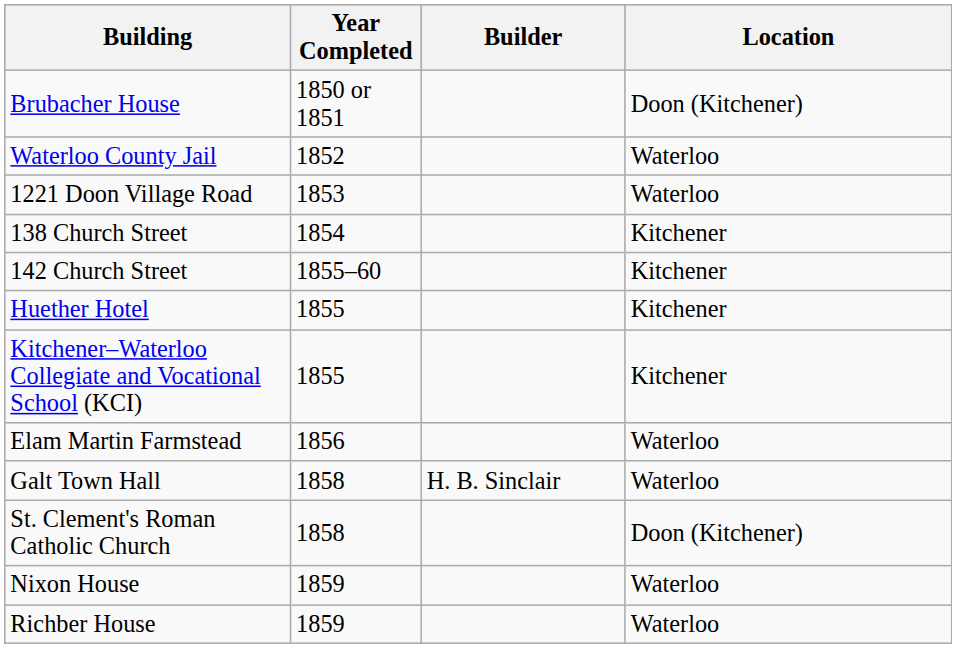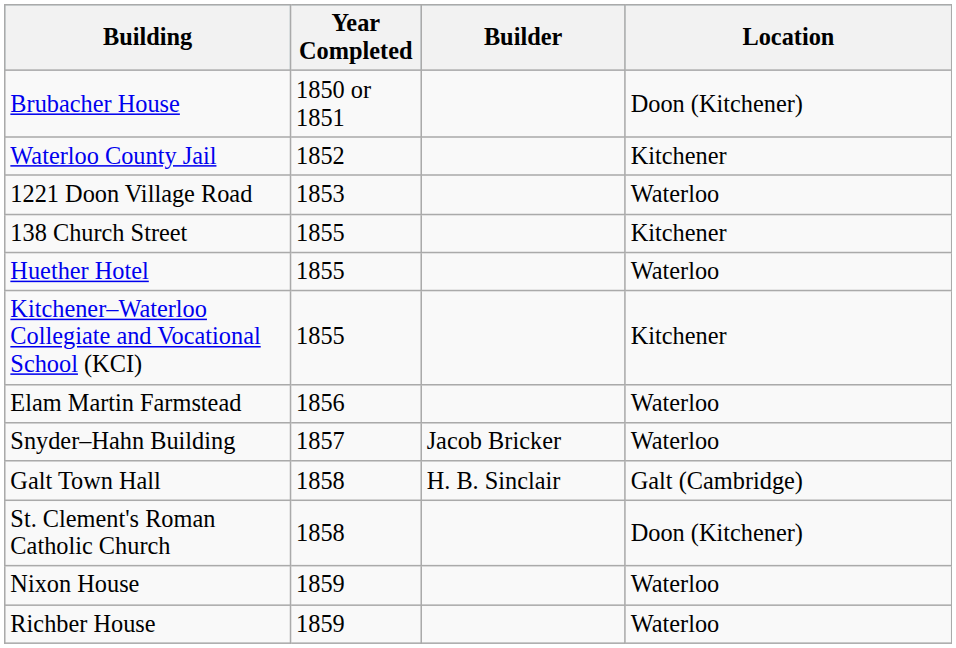(675, 155) Waterloo -> (679, 155) Kitchener
(320, 232) 1854 -> (320, 232) 1855
- row: (99, 271)
(679, 309) Kitchener -> (675, 271) Waterloo
+ row: (123, 441)
(675, 480) Waterloo -> (717, 480) Galt (Cambridge)
